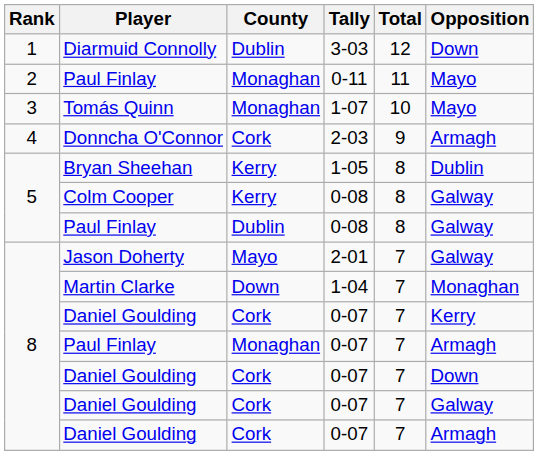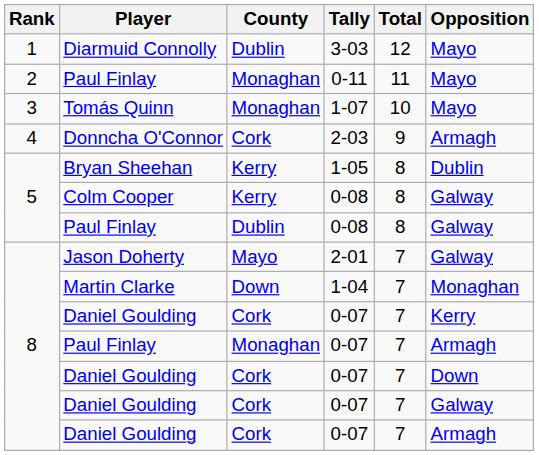(455, 49) Down -> (453, 49) Mayo
